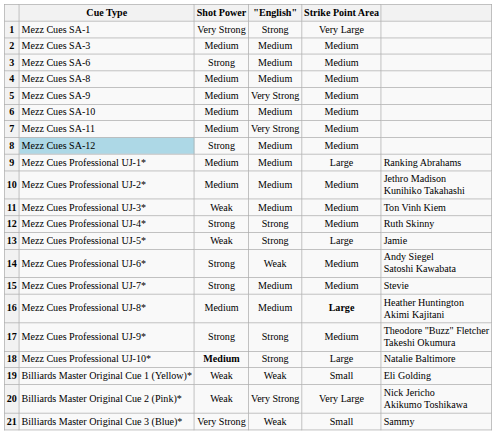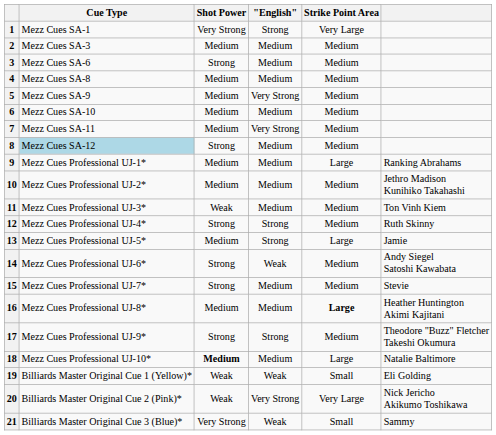(221, 241) Weak -> (221, 241) Medium
(275, 360) Strong -> (275, 360) Medium
